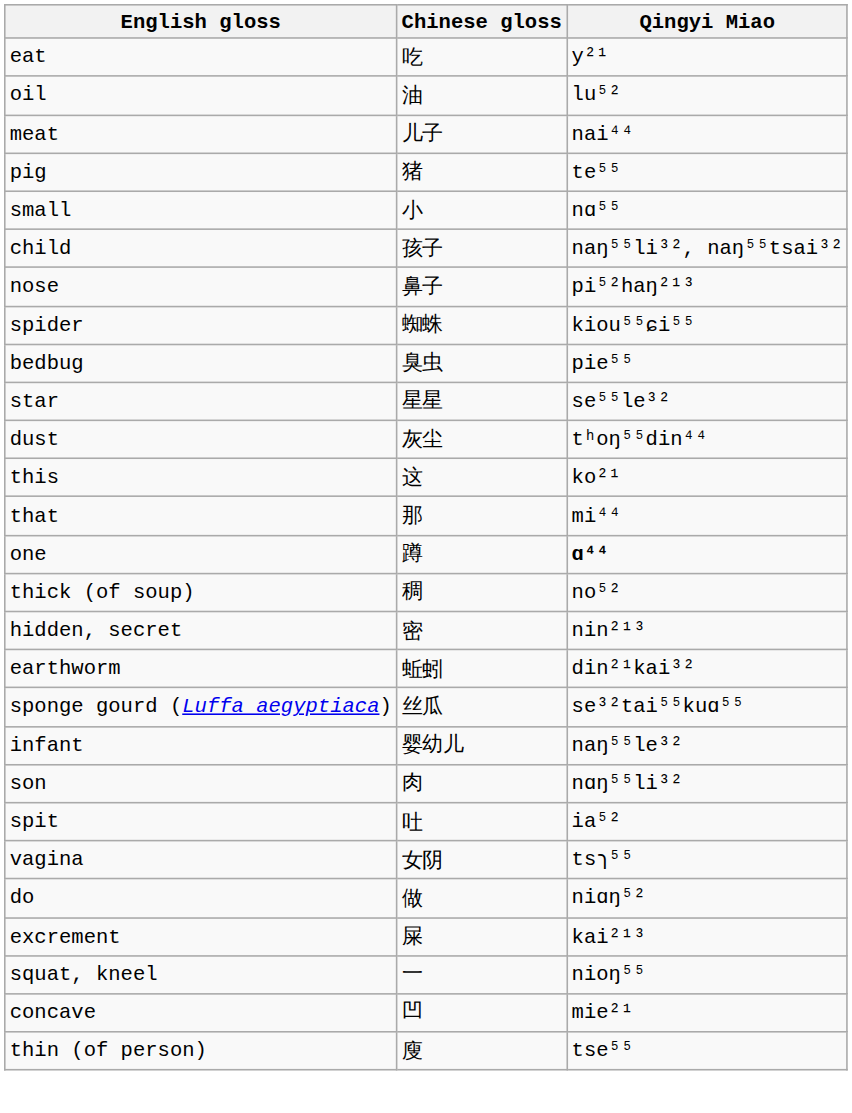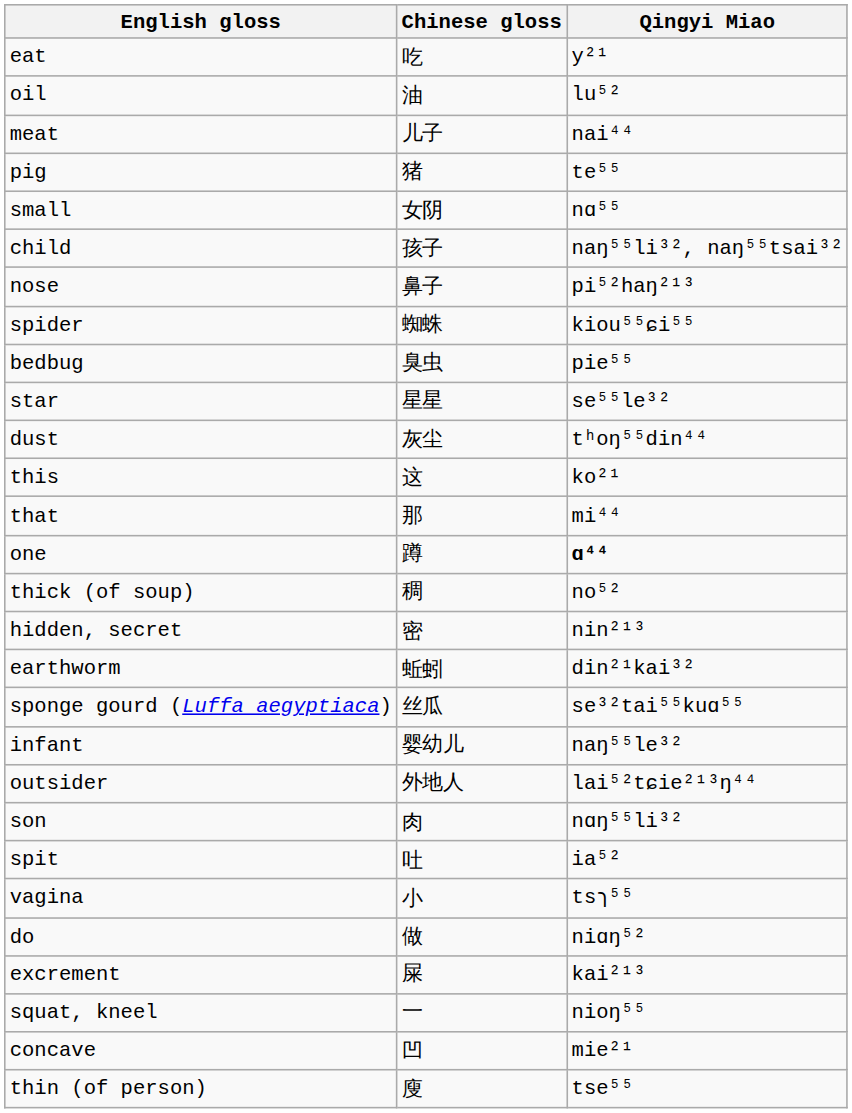(412, 211) 小 -> (422, 211) 女阴
+ row: (59, 783)
(422, 861) 女阴 -> (412, 899) 小
